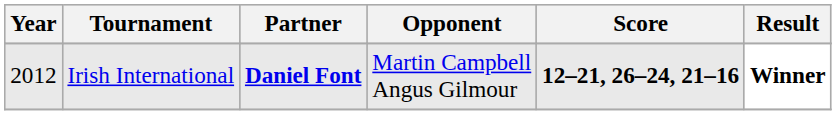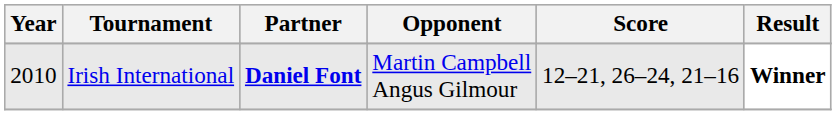(33, 75) 2012 -> (33, 75) 2010
(641, 75) bold -> (641, 75) normal
